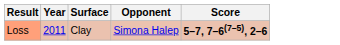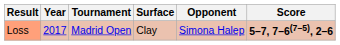+ column: (101, 12)
(54, 30) 2011 -> (55, 30) 2017
